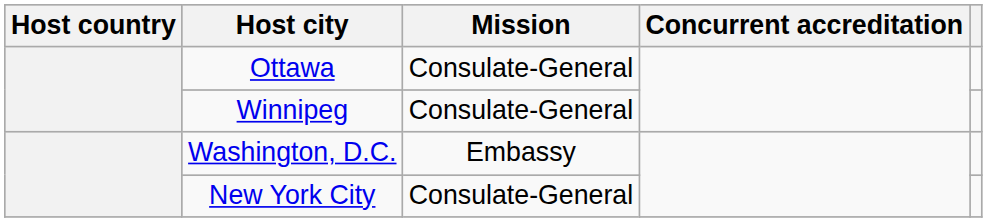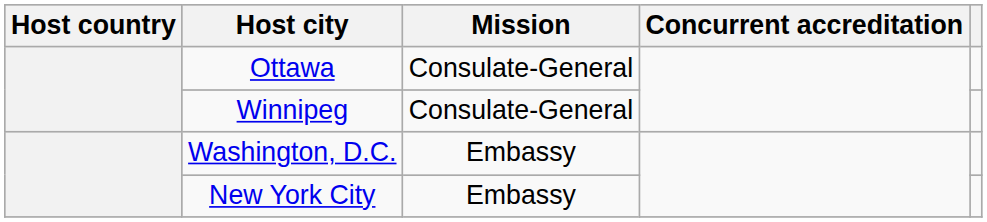(521, 195) Consulate-General -> (521, 195) Embassy
